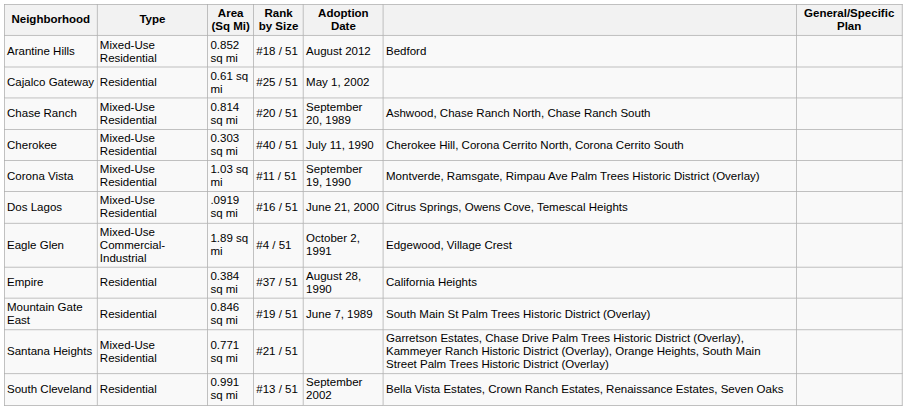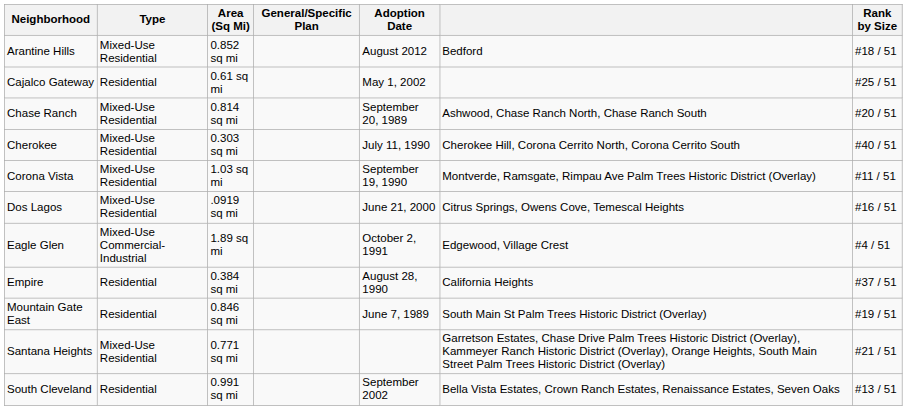columns swapped: (278, 20) <-> (849, 20)
